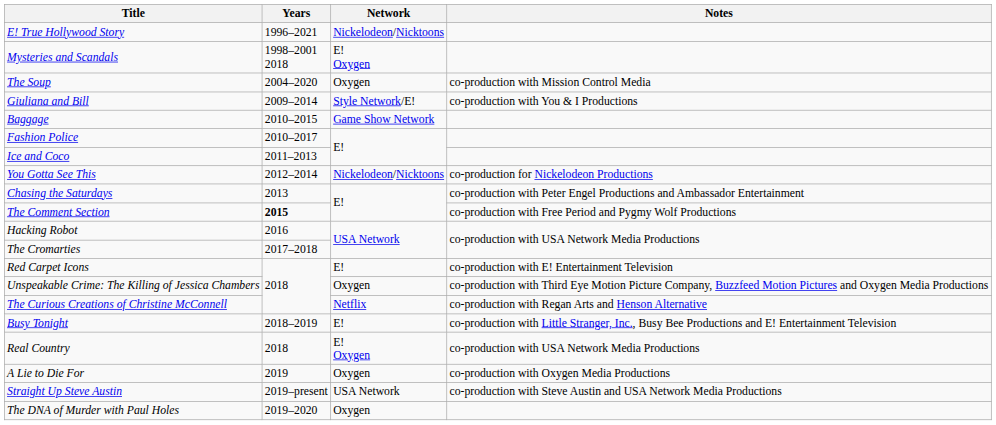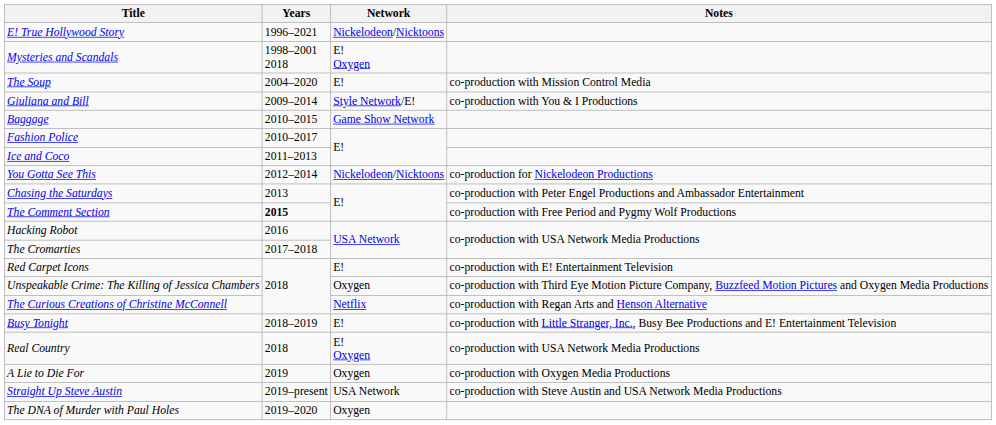(352, 82) Oxygen -> (339, 82) E!
